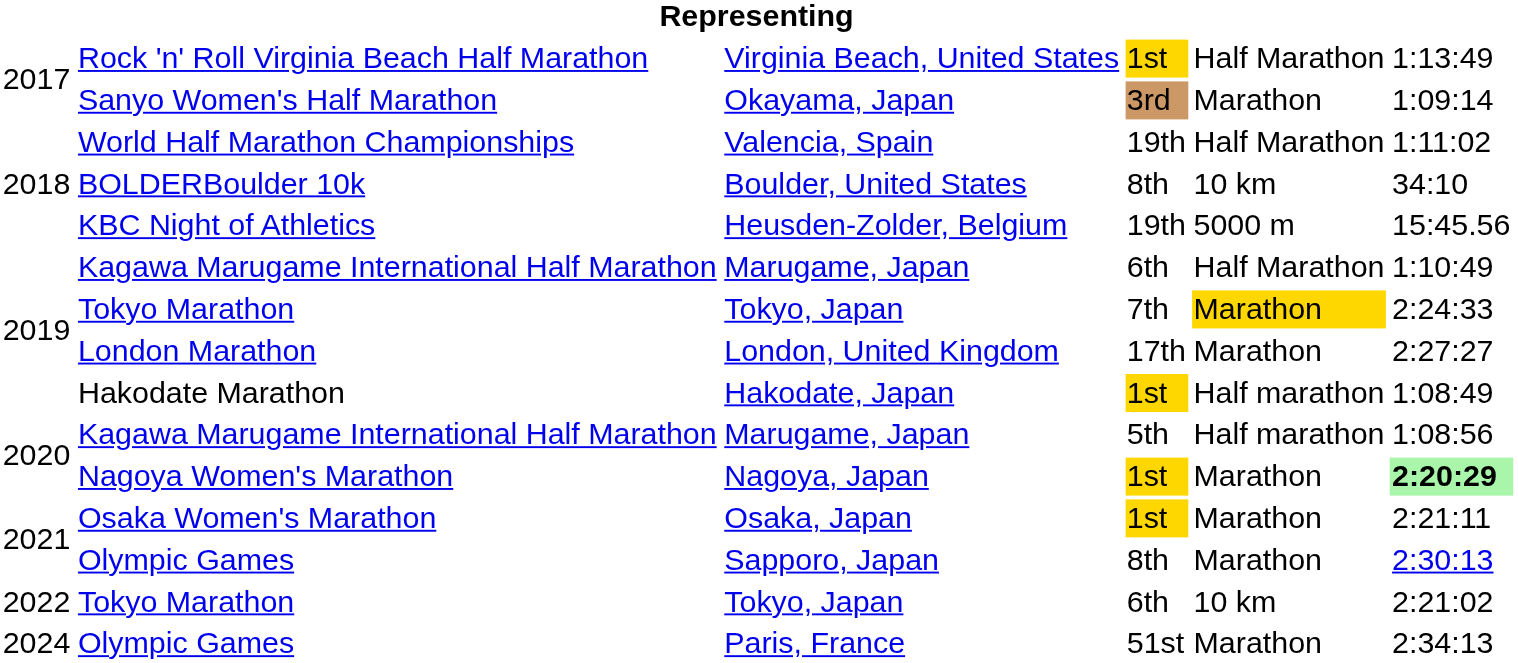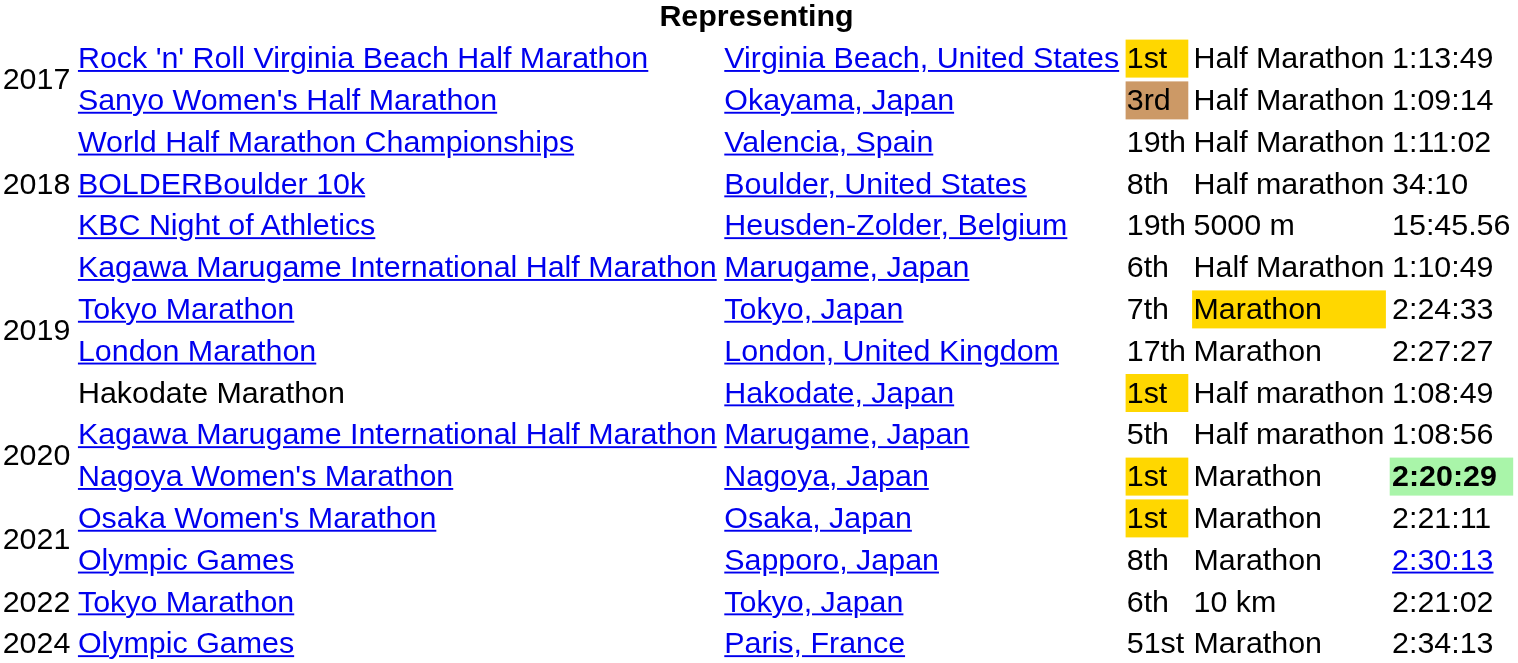(1258, 99) Marathon -> (1289, 99) Half Marathon
(1235, 183) 10 km -> (1289, 183) Half marathon
